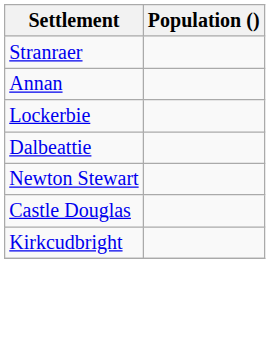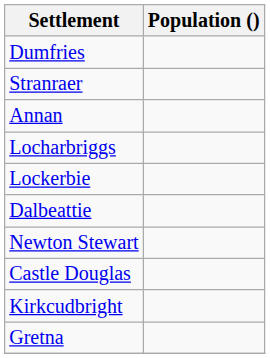+ row: (47, 52)
+ row: (63, 147)
+ row: (36, 337)
